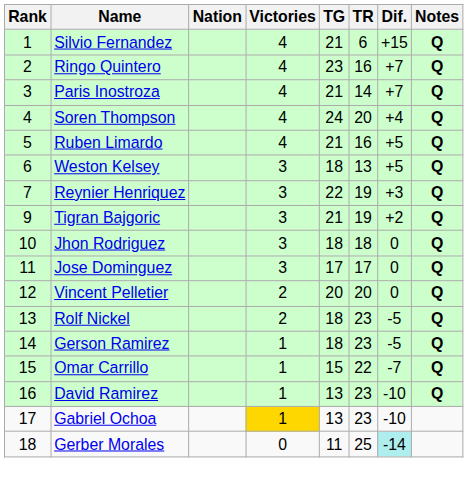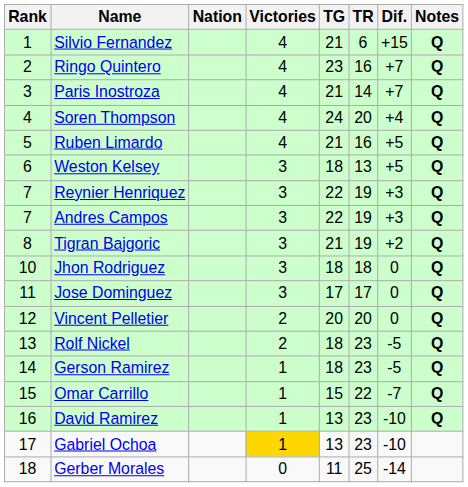+ row: (111, 218)
(28, 218) 9 -> (28, 243) 8
(394, 444) paleturquoise background -> (394, 469) no background
